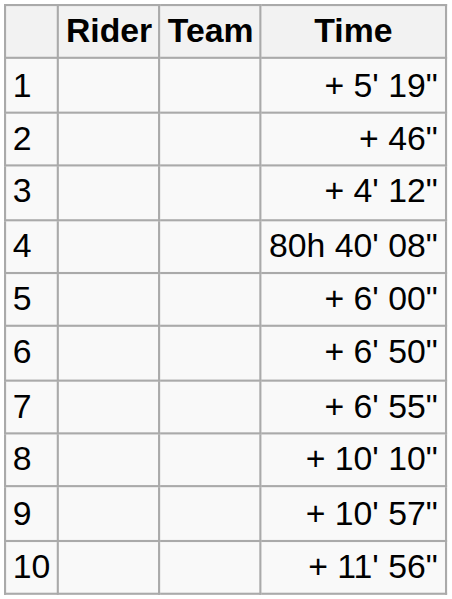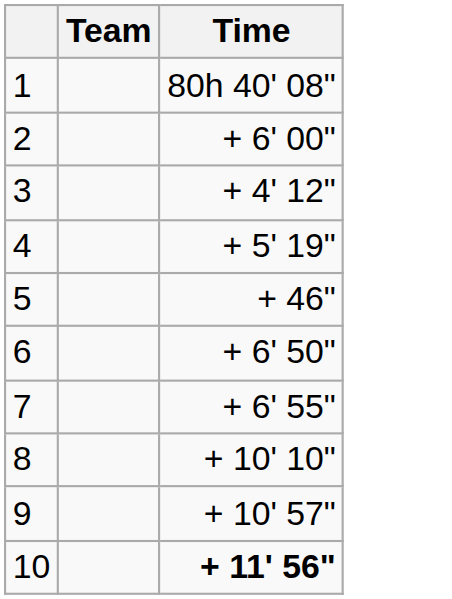- column: (109, 31)
(381, 84) + 5' 19" -> (252, 84) 80h 40' 08"
(398, 138) + 46" -> (279, 138) + 6' 00"
(353, 245) 80h 40' 08" -> (279, 245) + 5' 19"
(381, 298) + 6' 00" -> (297, 298) + 46"
(373, 566) normal -> (268, 566) bold
